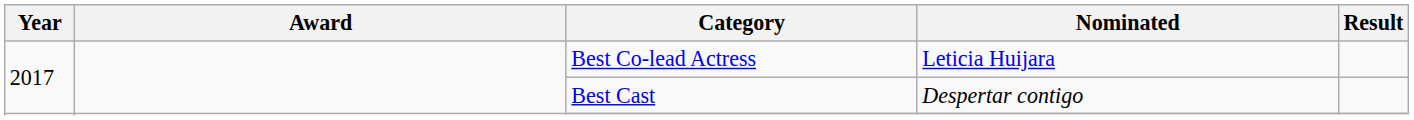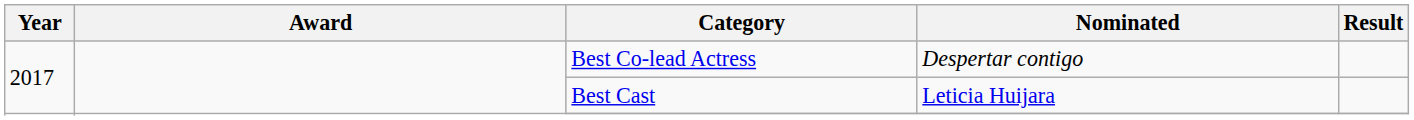(989, 59) Leticia Huijara -> (1003, 59) Despertar contigo
(1003, 95) Despertar contigo -> (989, 95) Leticia Huijara
